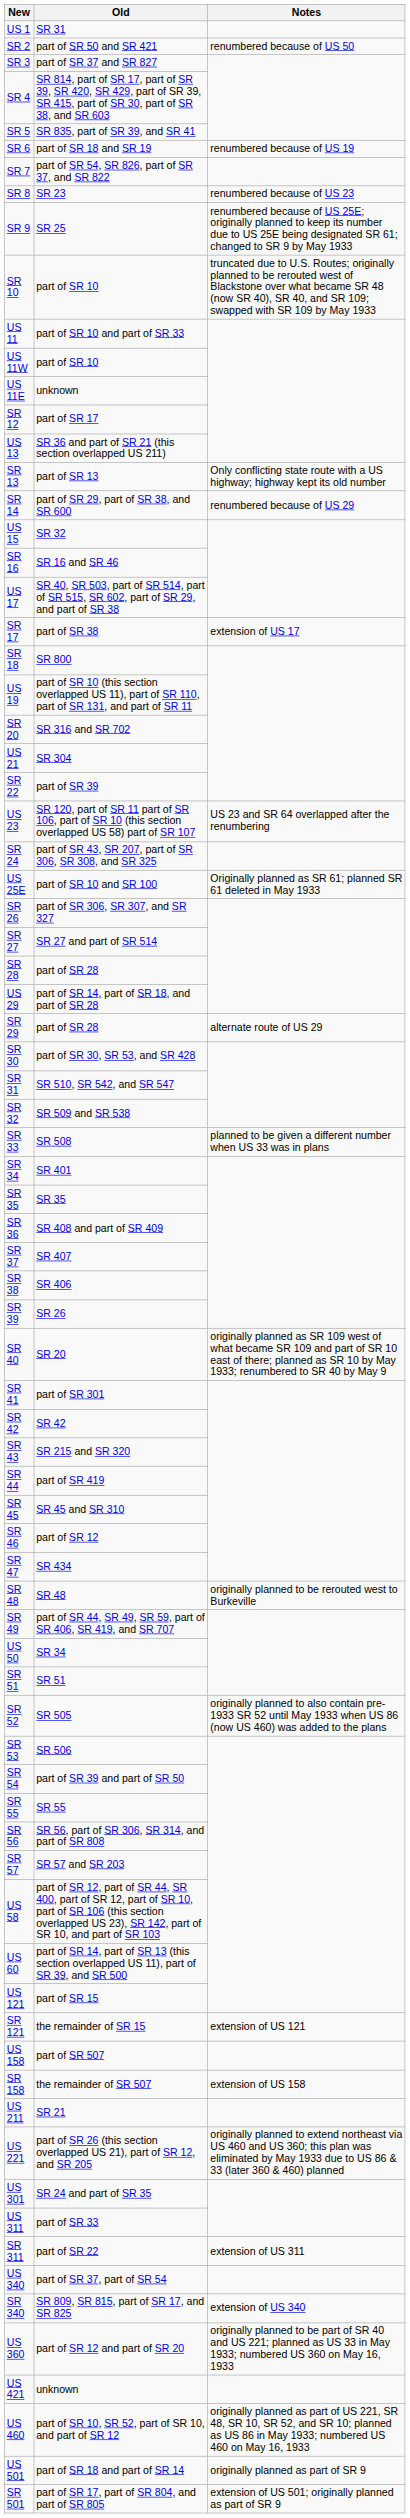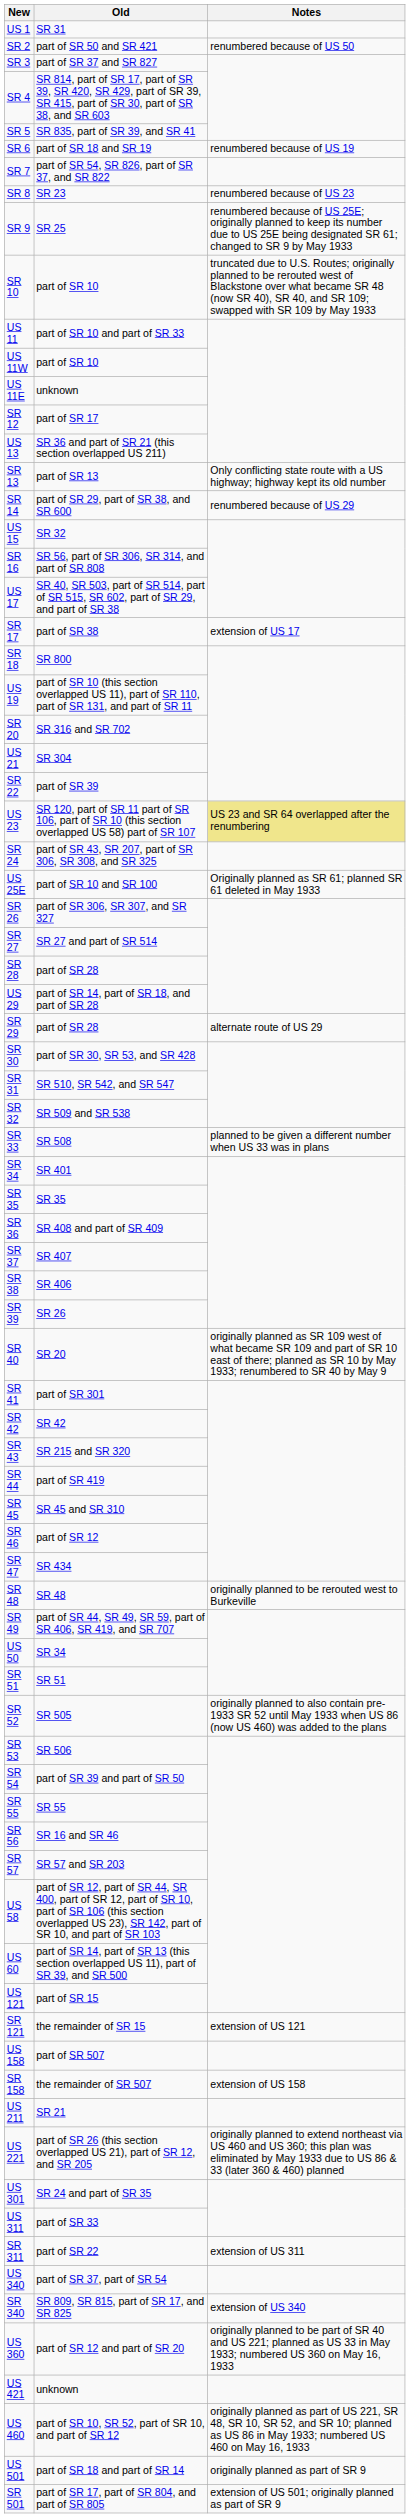(77, 562) SR 16 and SR 46 -> (120, 562) SR 56, part of SR 306, SR 314, and part of SR 808
(300, 821) no background -> (300, 821) khaki background
(120, 1836) SR 56, part of SR 306, SR 314, and part of SR 808 -> (77, 1836) SR 16 and SR 46
